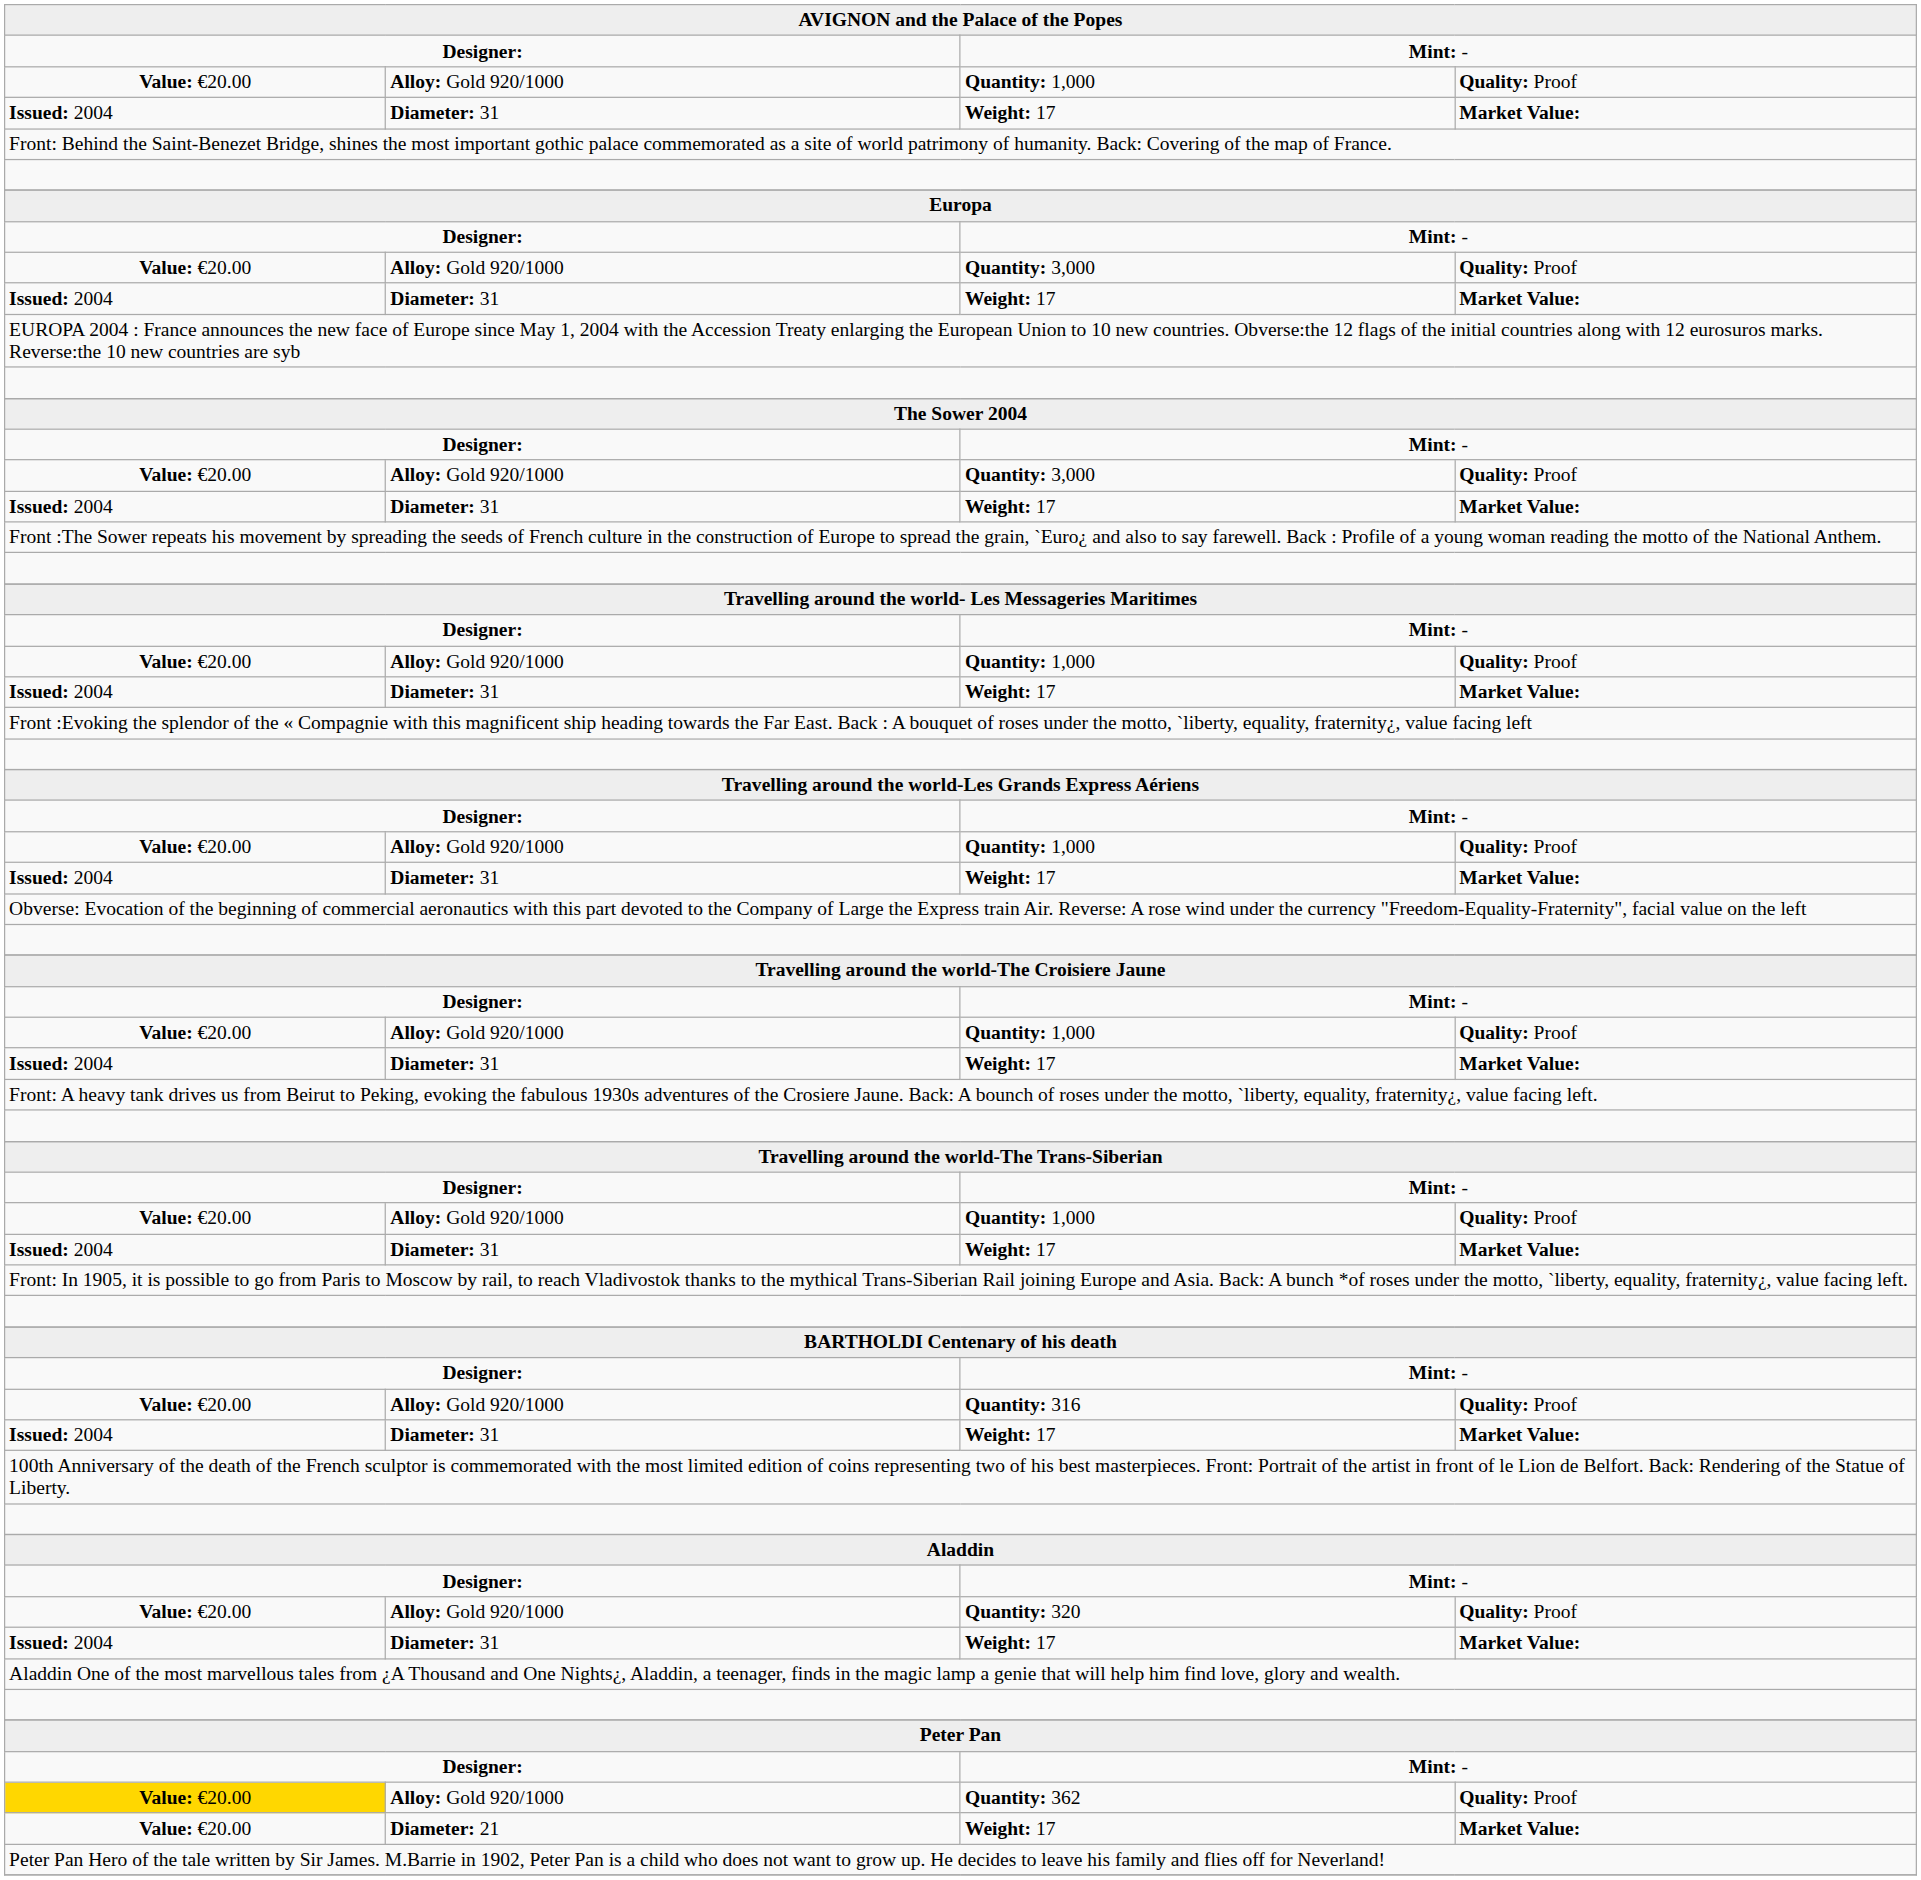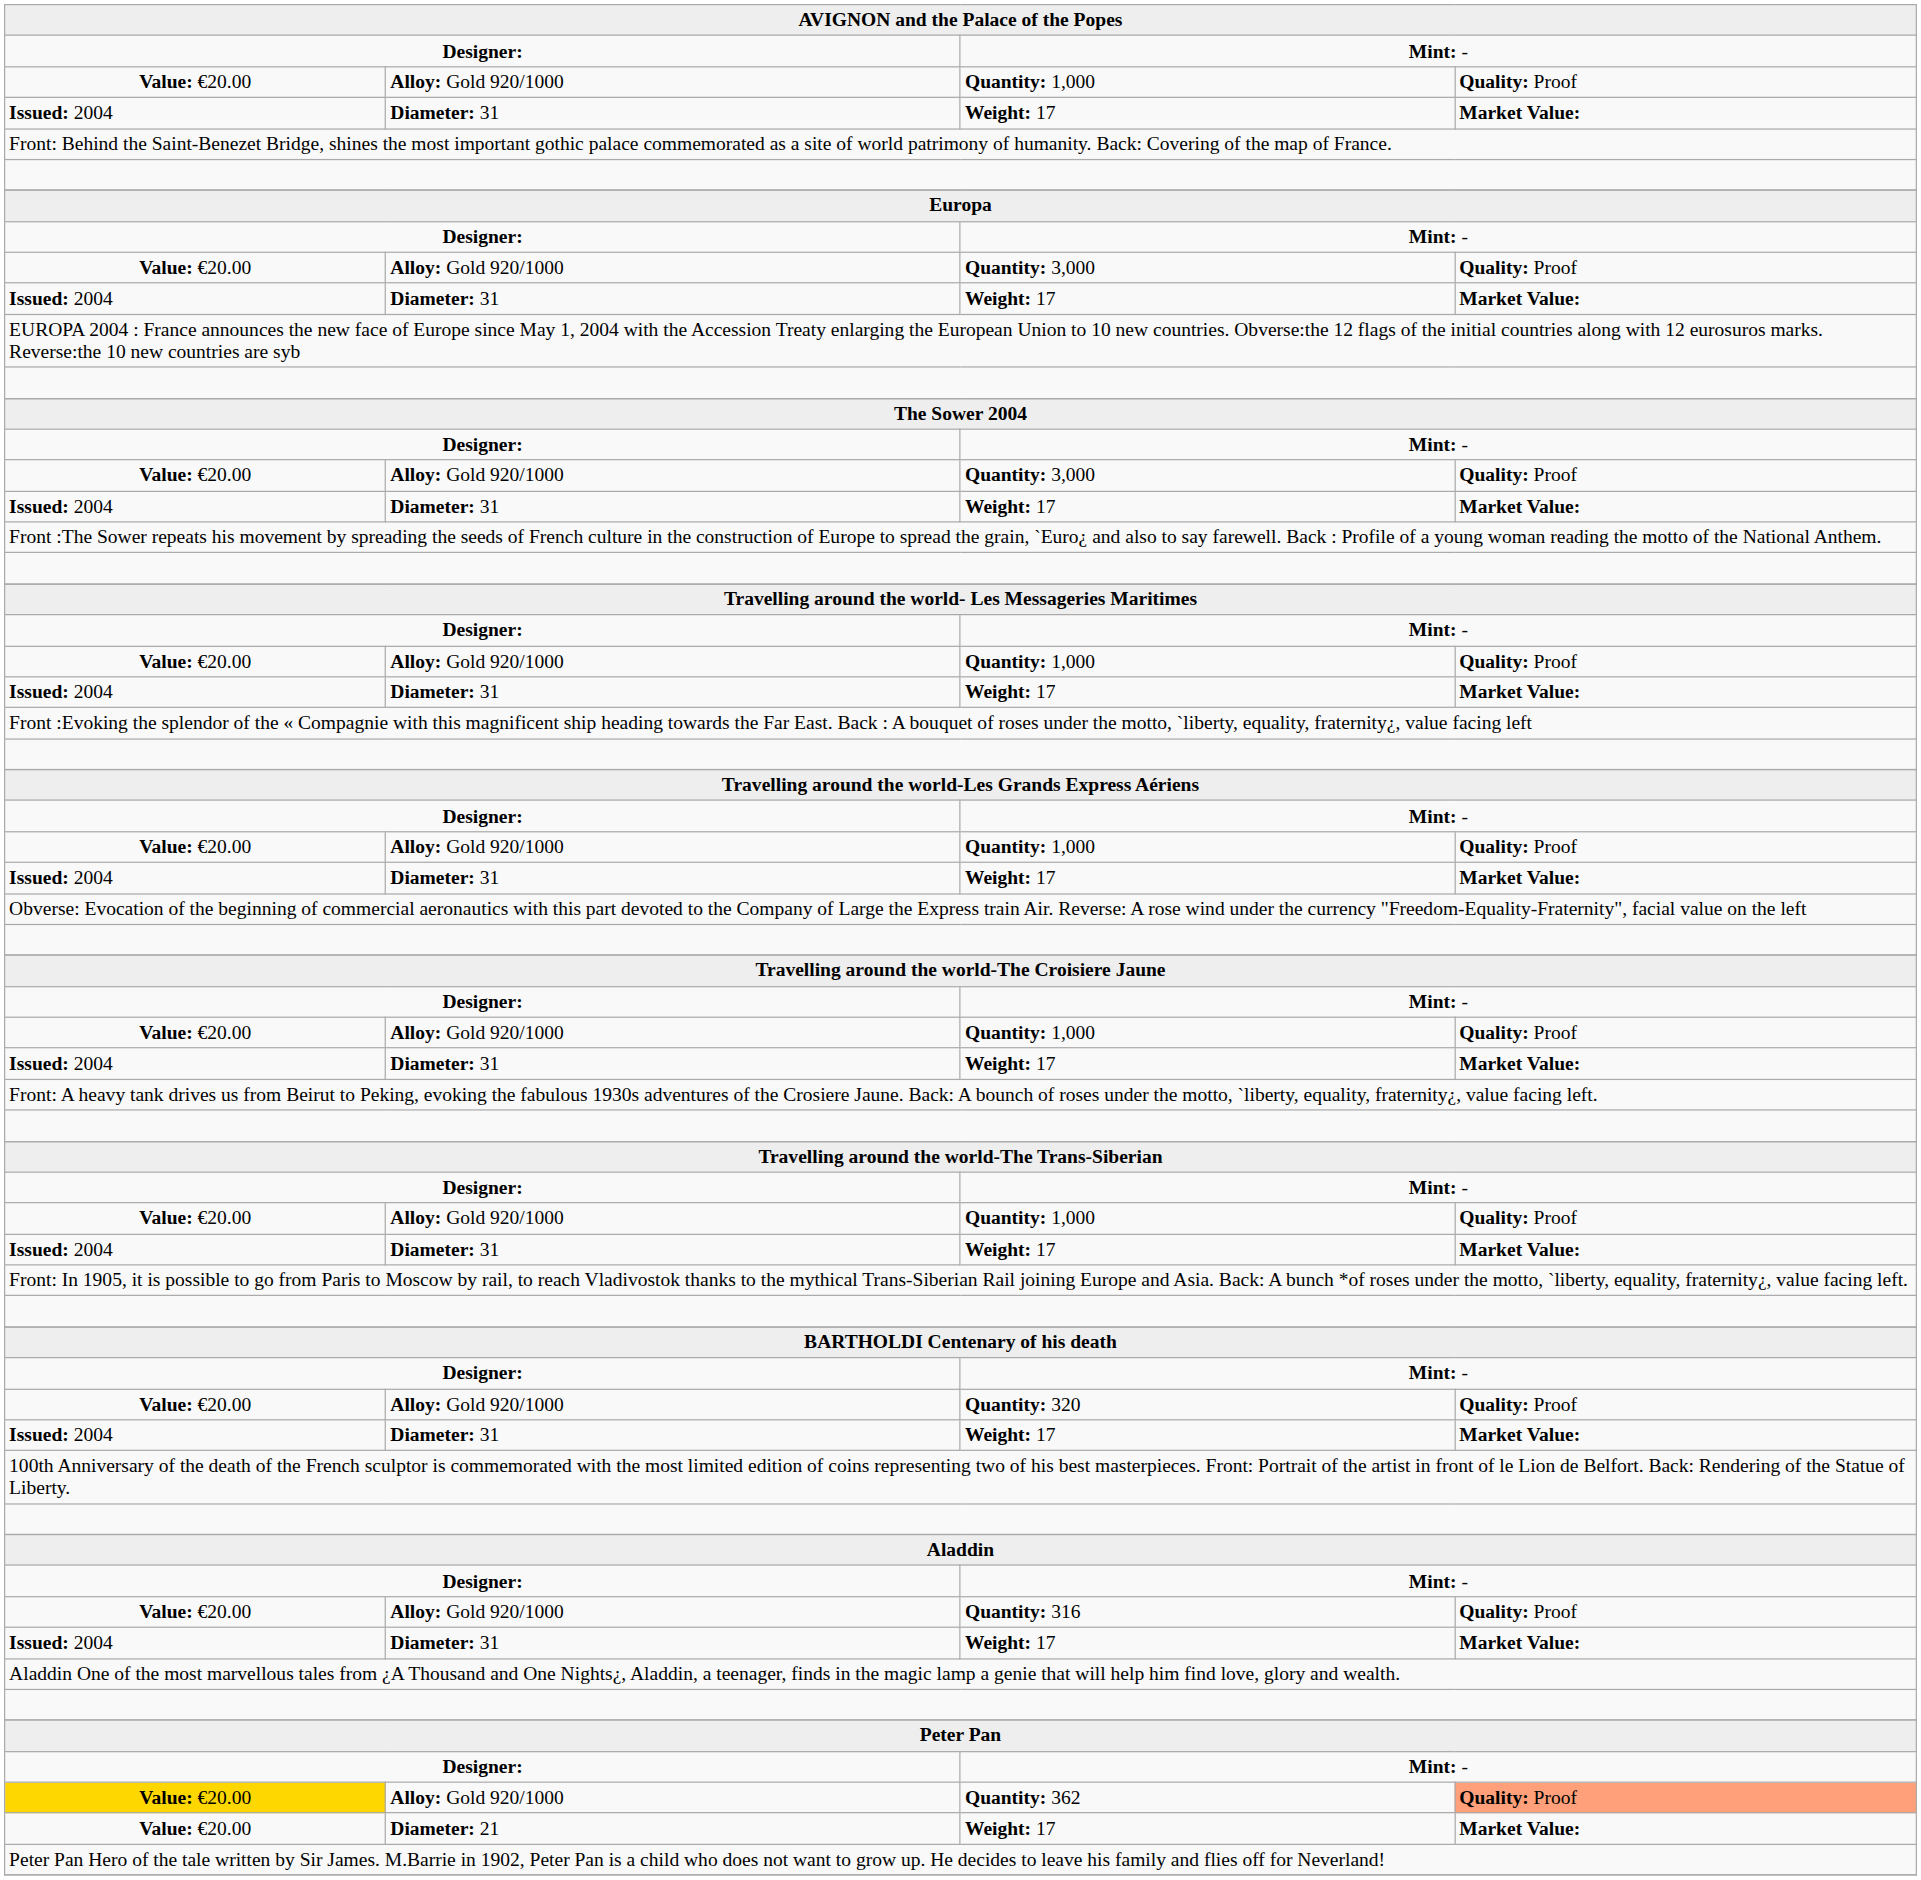rows swapped: (477, 1611) <-> (477, 1404)
(1518, 1797) no background -> (1518, 1797) lightsalmon background
